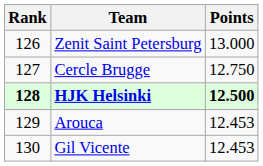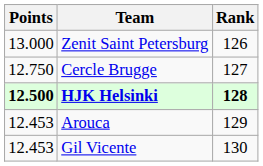columns swapped: (28, 17) <-> (232, 17)
